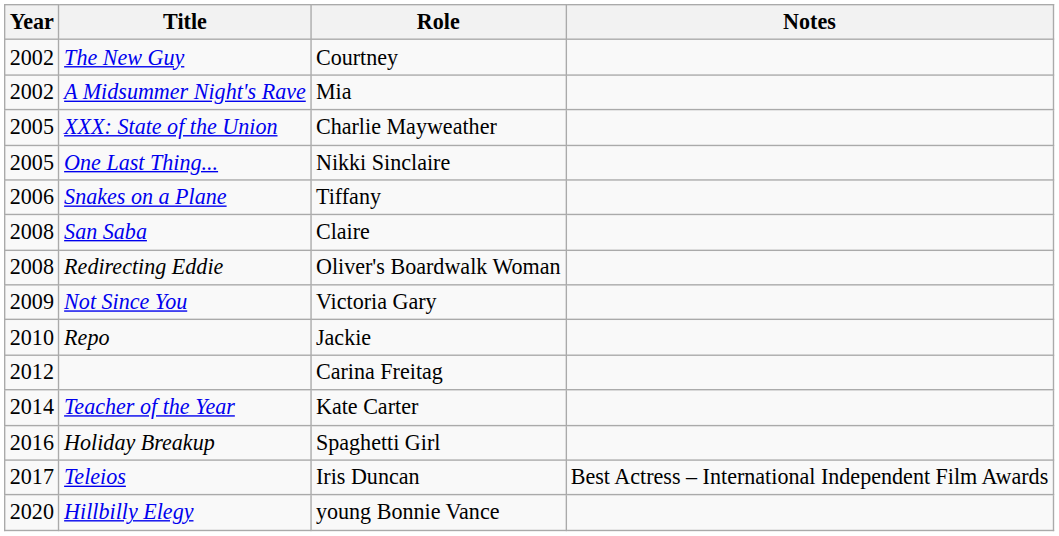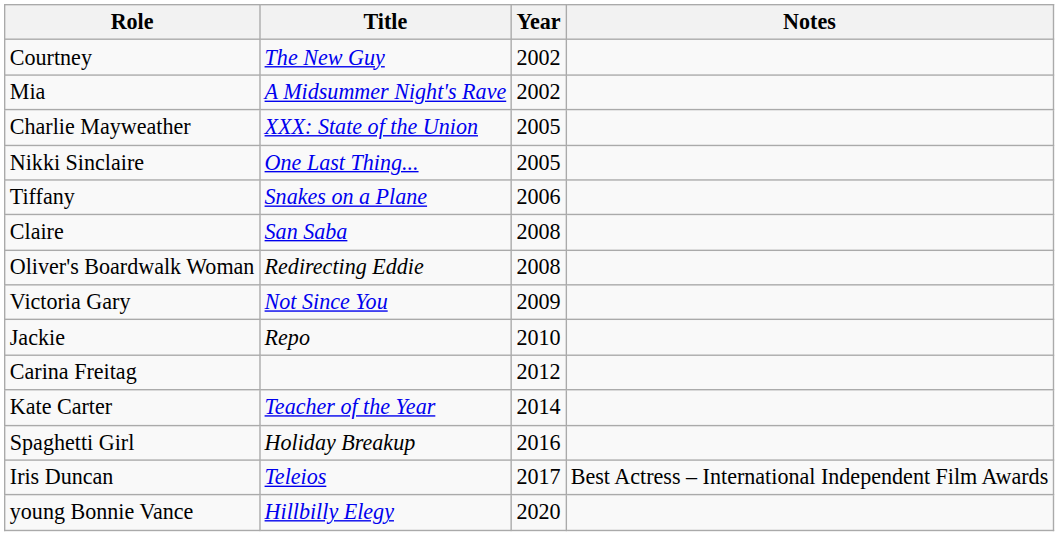columns swapped: (32, 22) <-> (438, 22)
